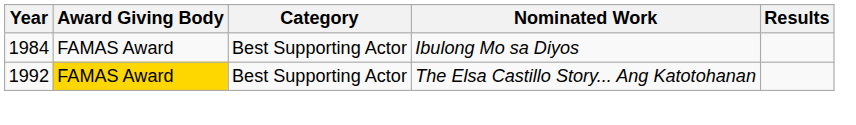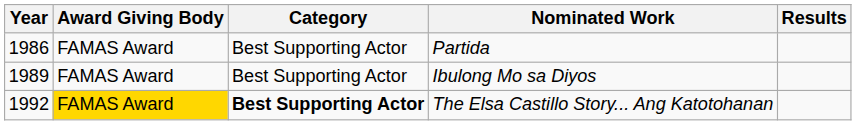+ row: (461, 47)
(29, 47) 1984 -> (29, 76) 1989
(319, 76) normal -> (328, 104) bold
